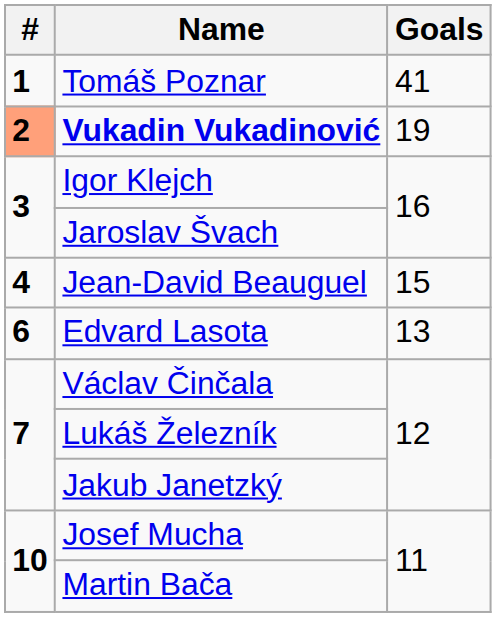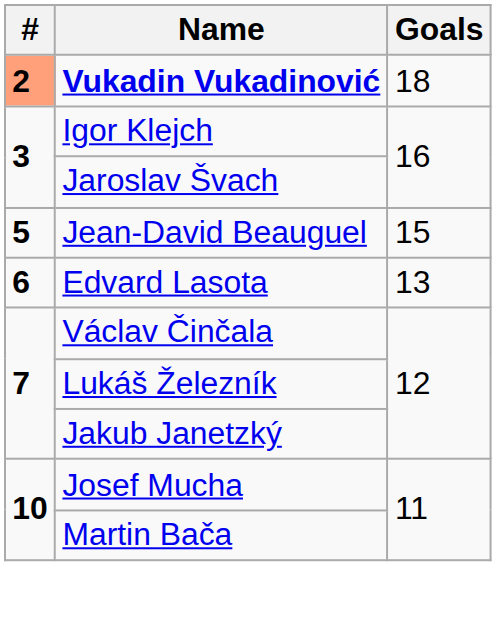- row: (164, 80)
(413, 130) 19 -> (413, 80) 18
(21, 282) 4 -> (21, 231) 5
